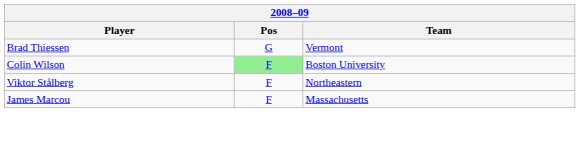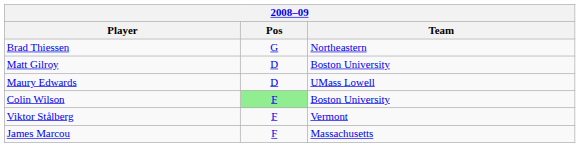(324, 47) Vermont -> (339, 47) Northeastern
+ row: (33, 64)
+ row: (42, 82)
(334, 82) Northeastern -> (329, 116) Vermont
